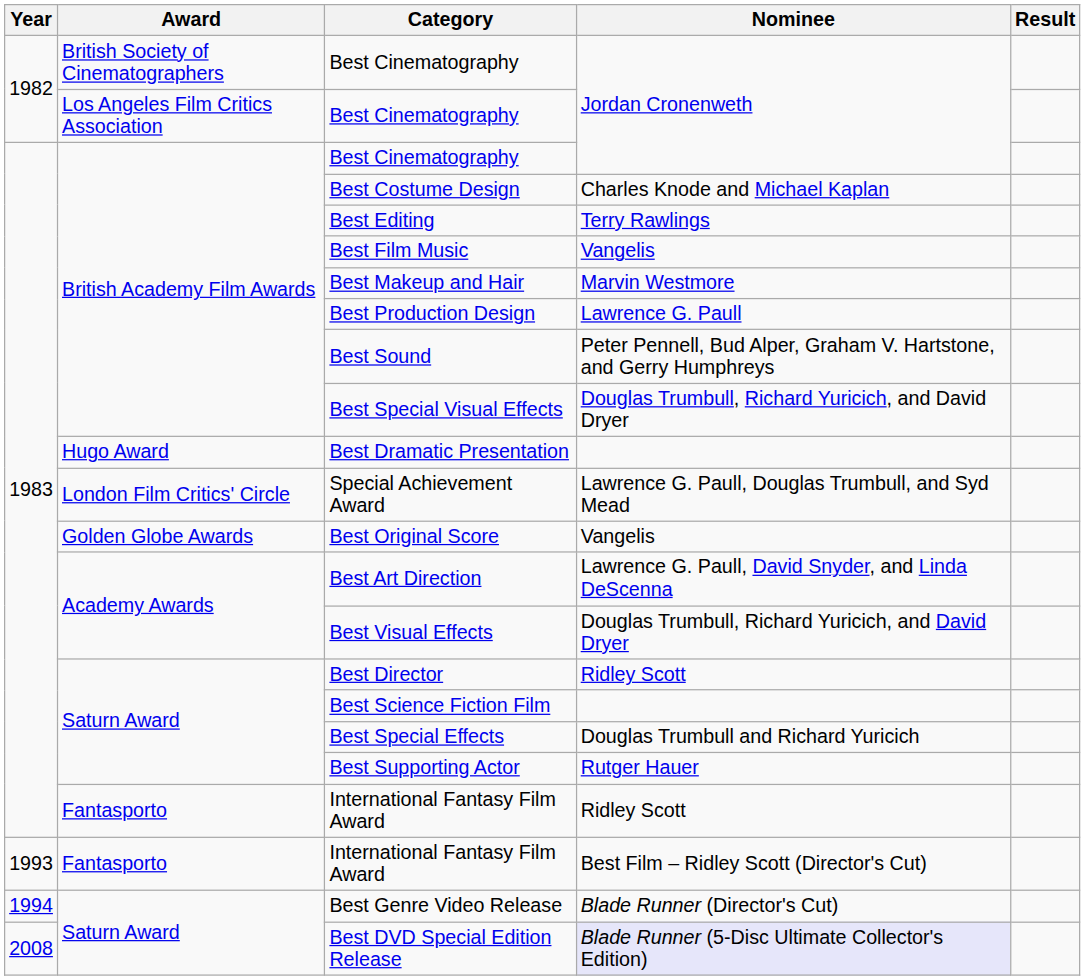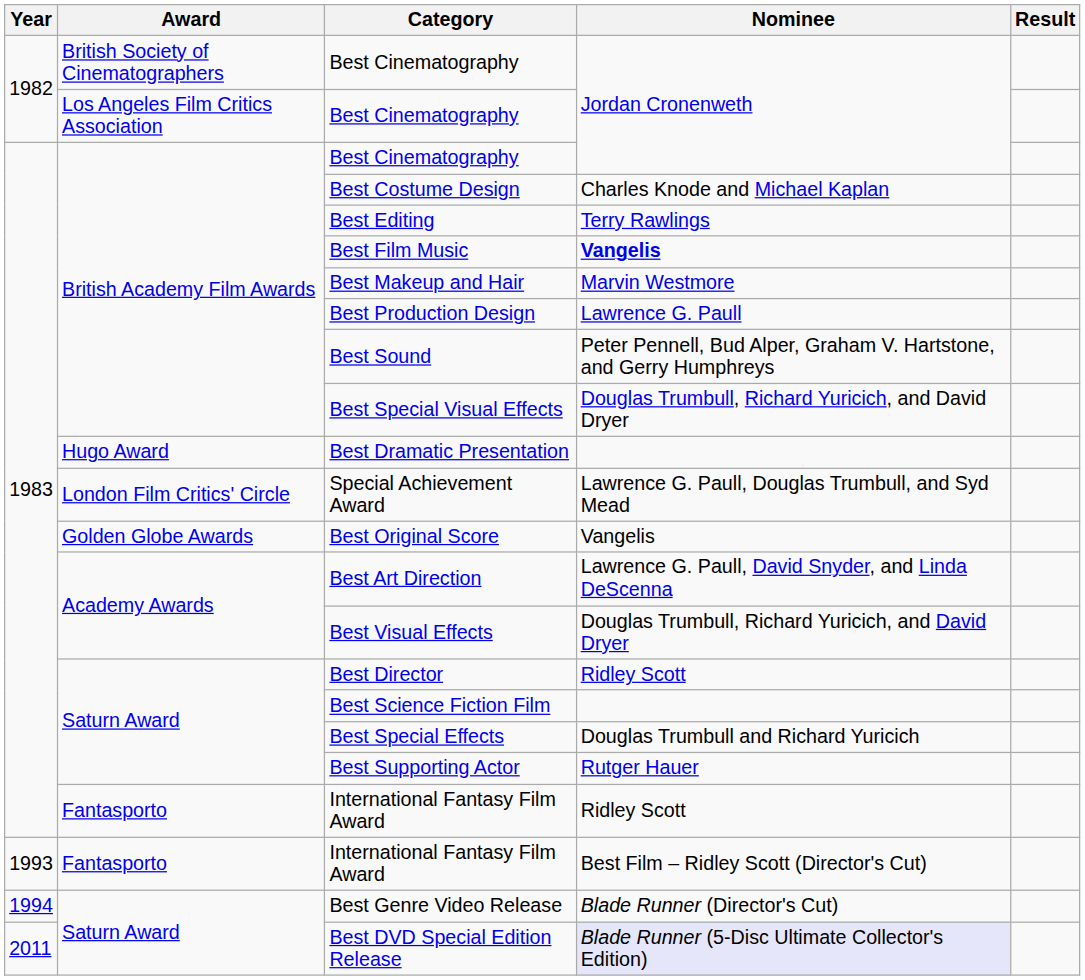(618, 251) normal -> (621, 251) bold
(31, 948) 2008 -> (30, 948) 2011
